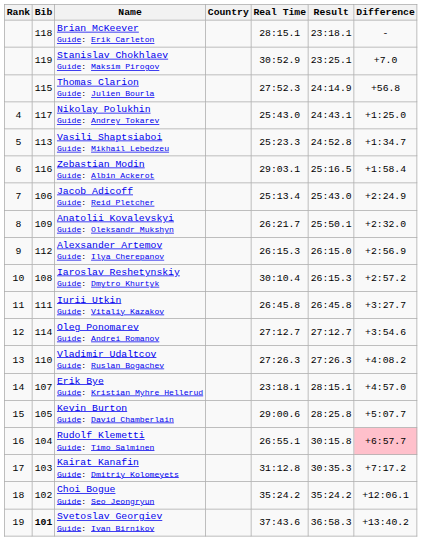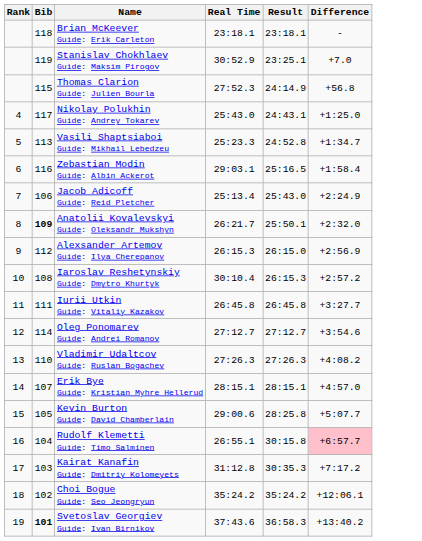- column: (228, 12)
(280, 34) 28:15.1 -> (234, 34) 23:18.1
(44, 224) normal -> (44, 224) bold
(280, 387) 23:18.1 -> (234, 387) 28:15.1
